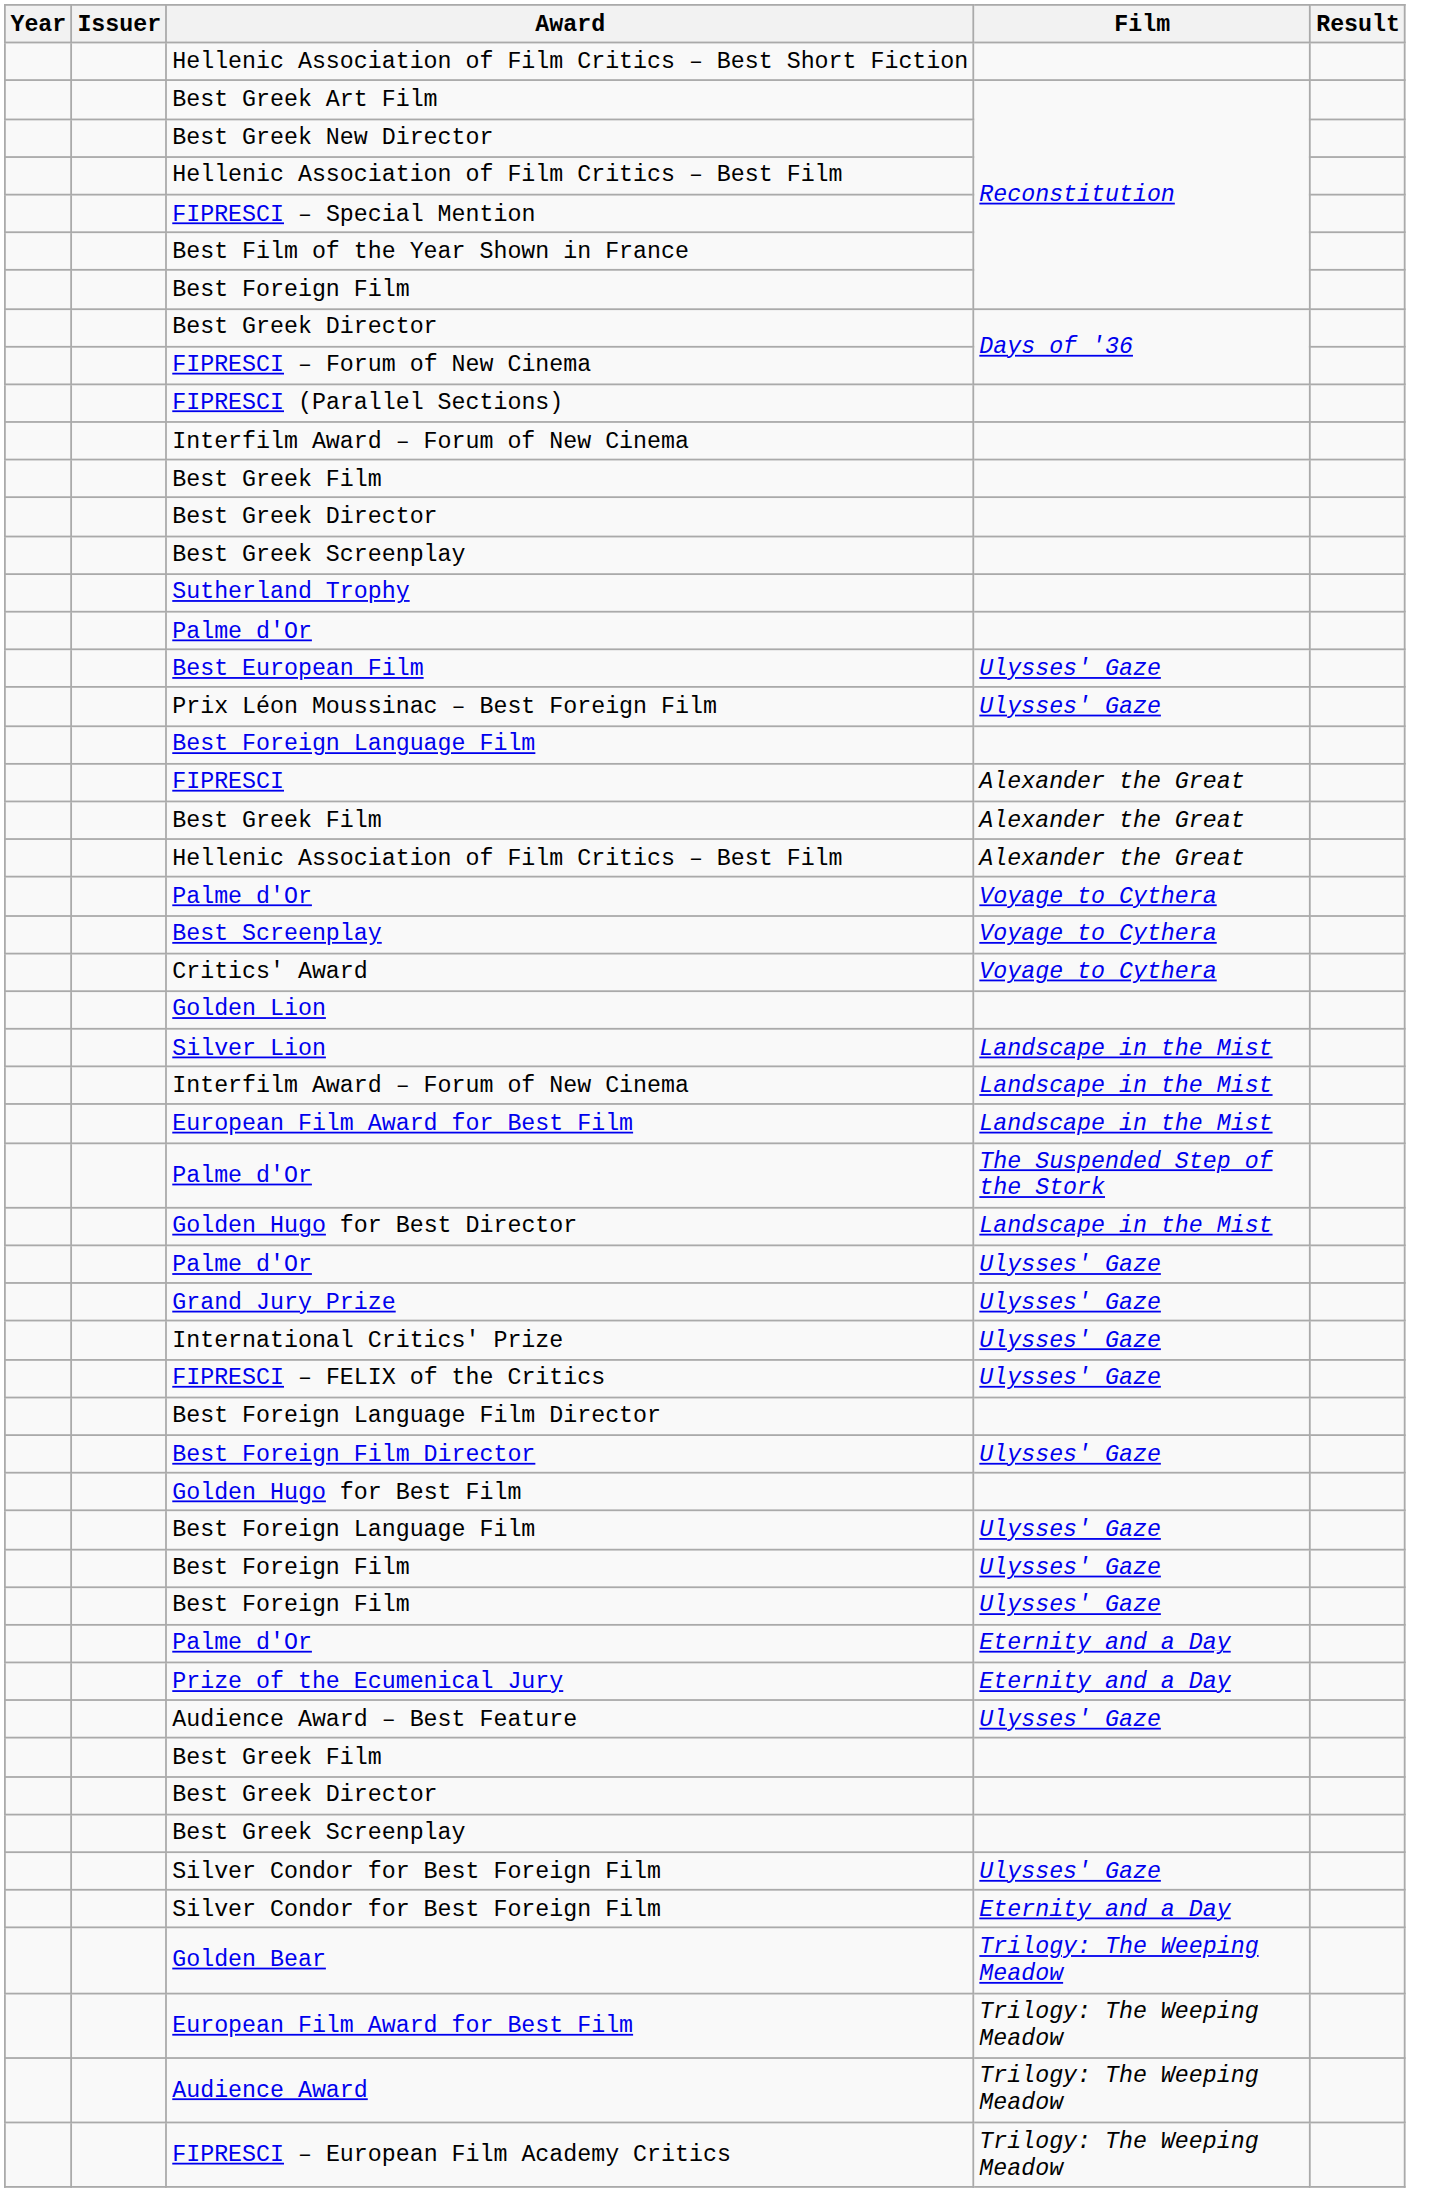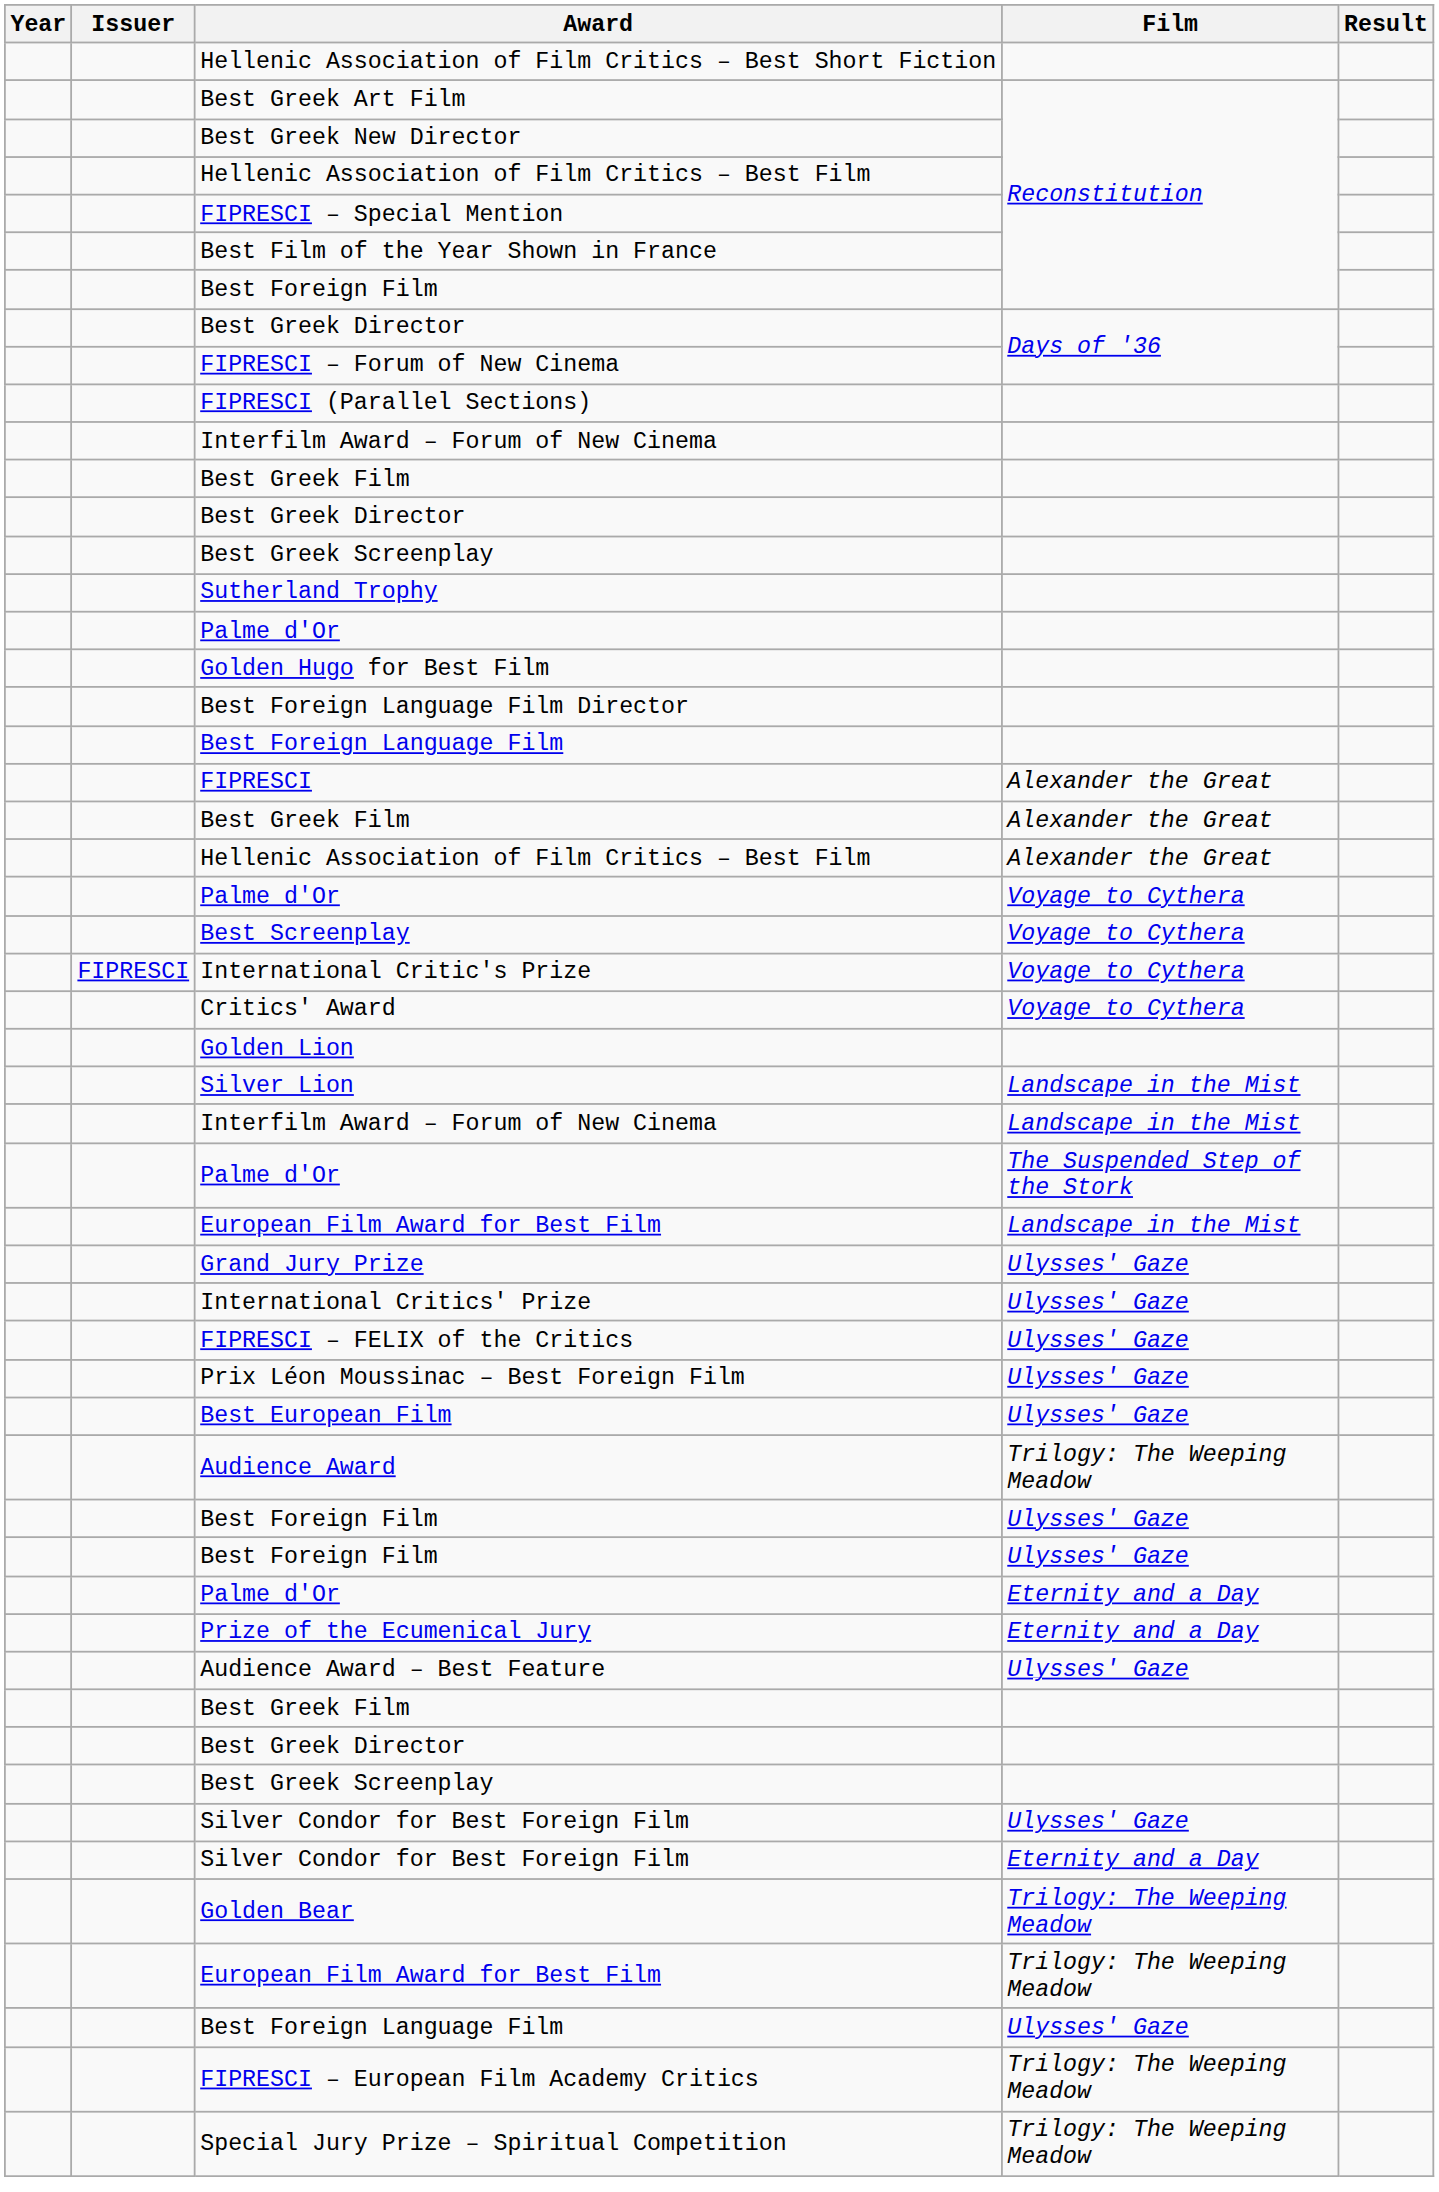rows swapped: (347, 1492) <-> (298, 669)
rows swapped: (417, 1416) <-> (445, 707)
+ row: (396, 972)
rows swapped: (403, 1124) <-> (242, 1175)
- row: (375, 1226)
- row: (242, 1264)
- row: (354, 1454)
rows swapped: (354, 1530) <-> (270, 2090)
+ row: (493, 2144)
